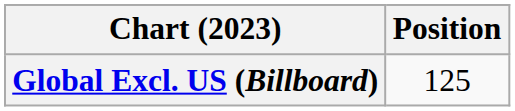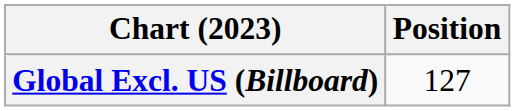(447, 79) 125 -> (447, 79) 127
